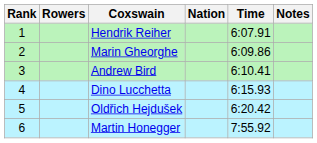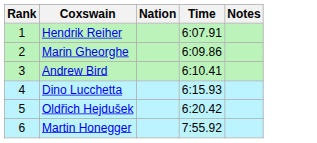- column: (64, 14)
